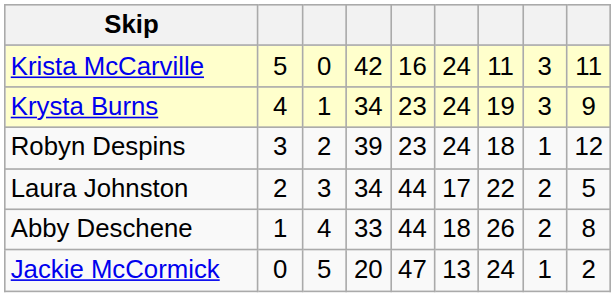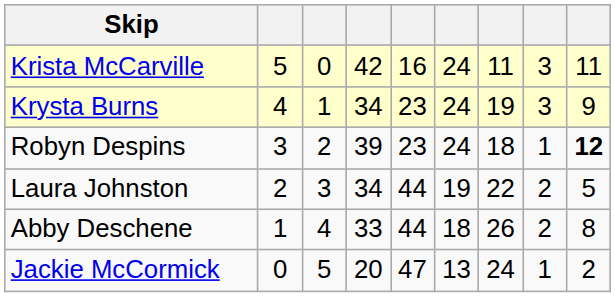(589, 147) normal -> (589, 147) bold
(456, 188) 17 -> (456, 188) 19
